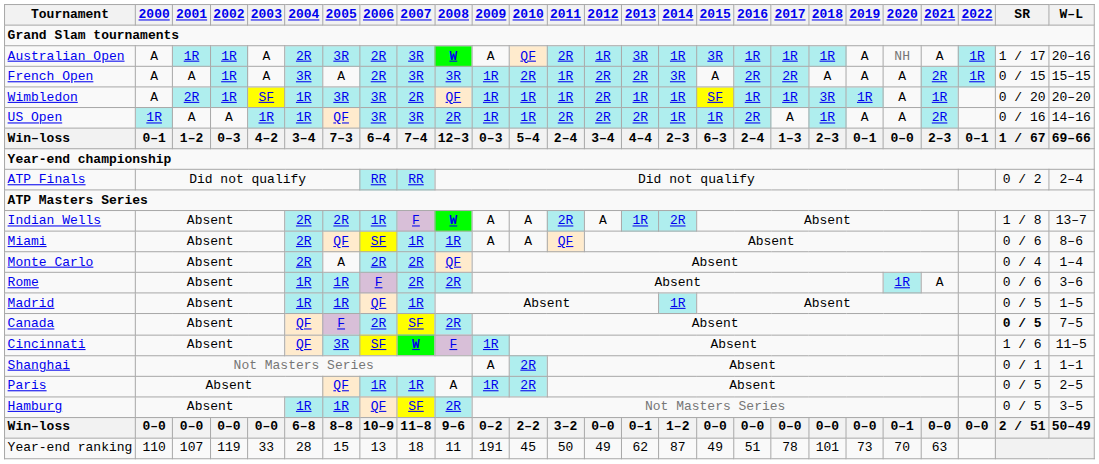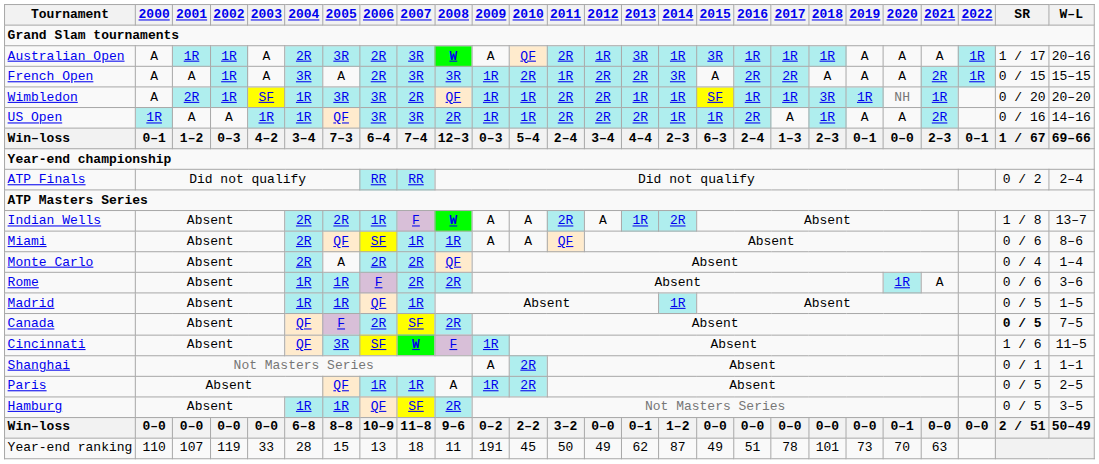(902, 56) NH -> (902, 56) A
(566, 97) 1R -> (566, 97) 2R
(902, 97) A -> (902, 97) NH
